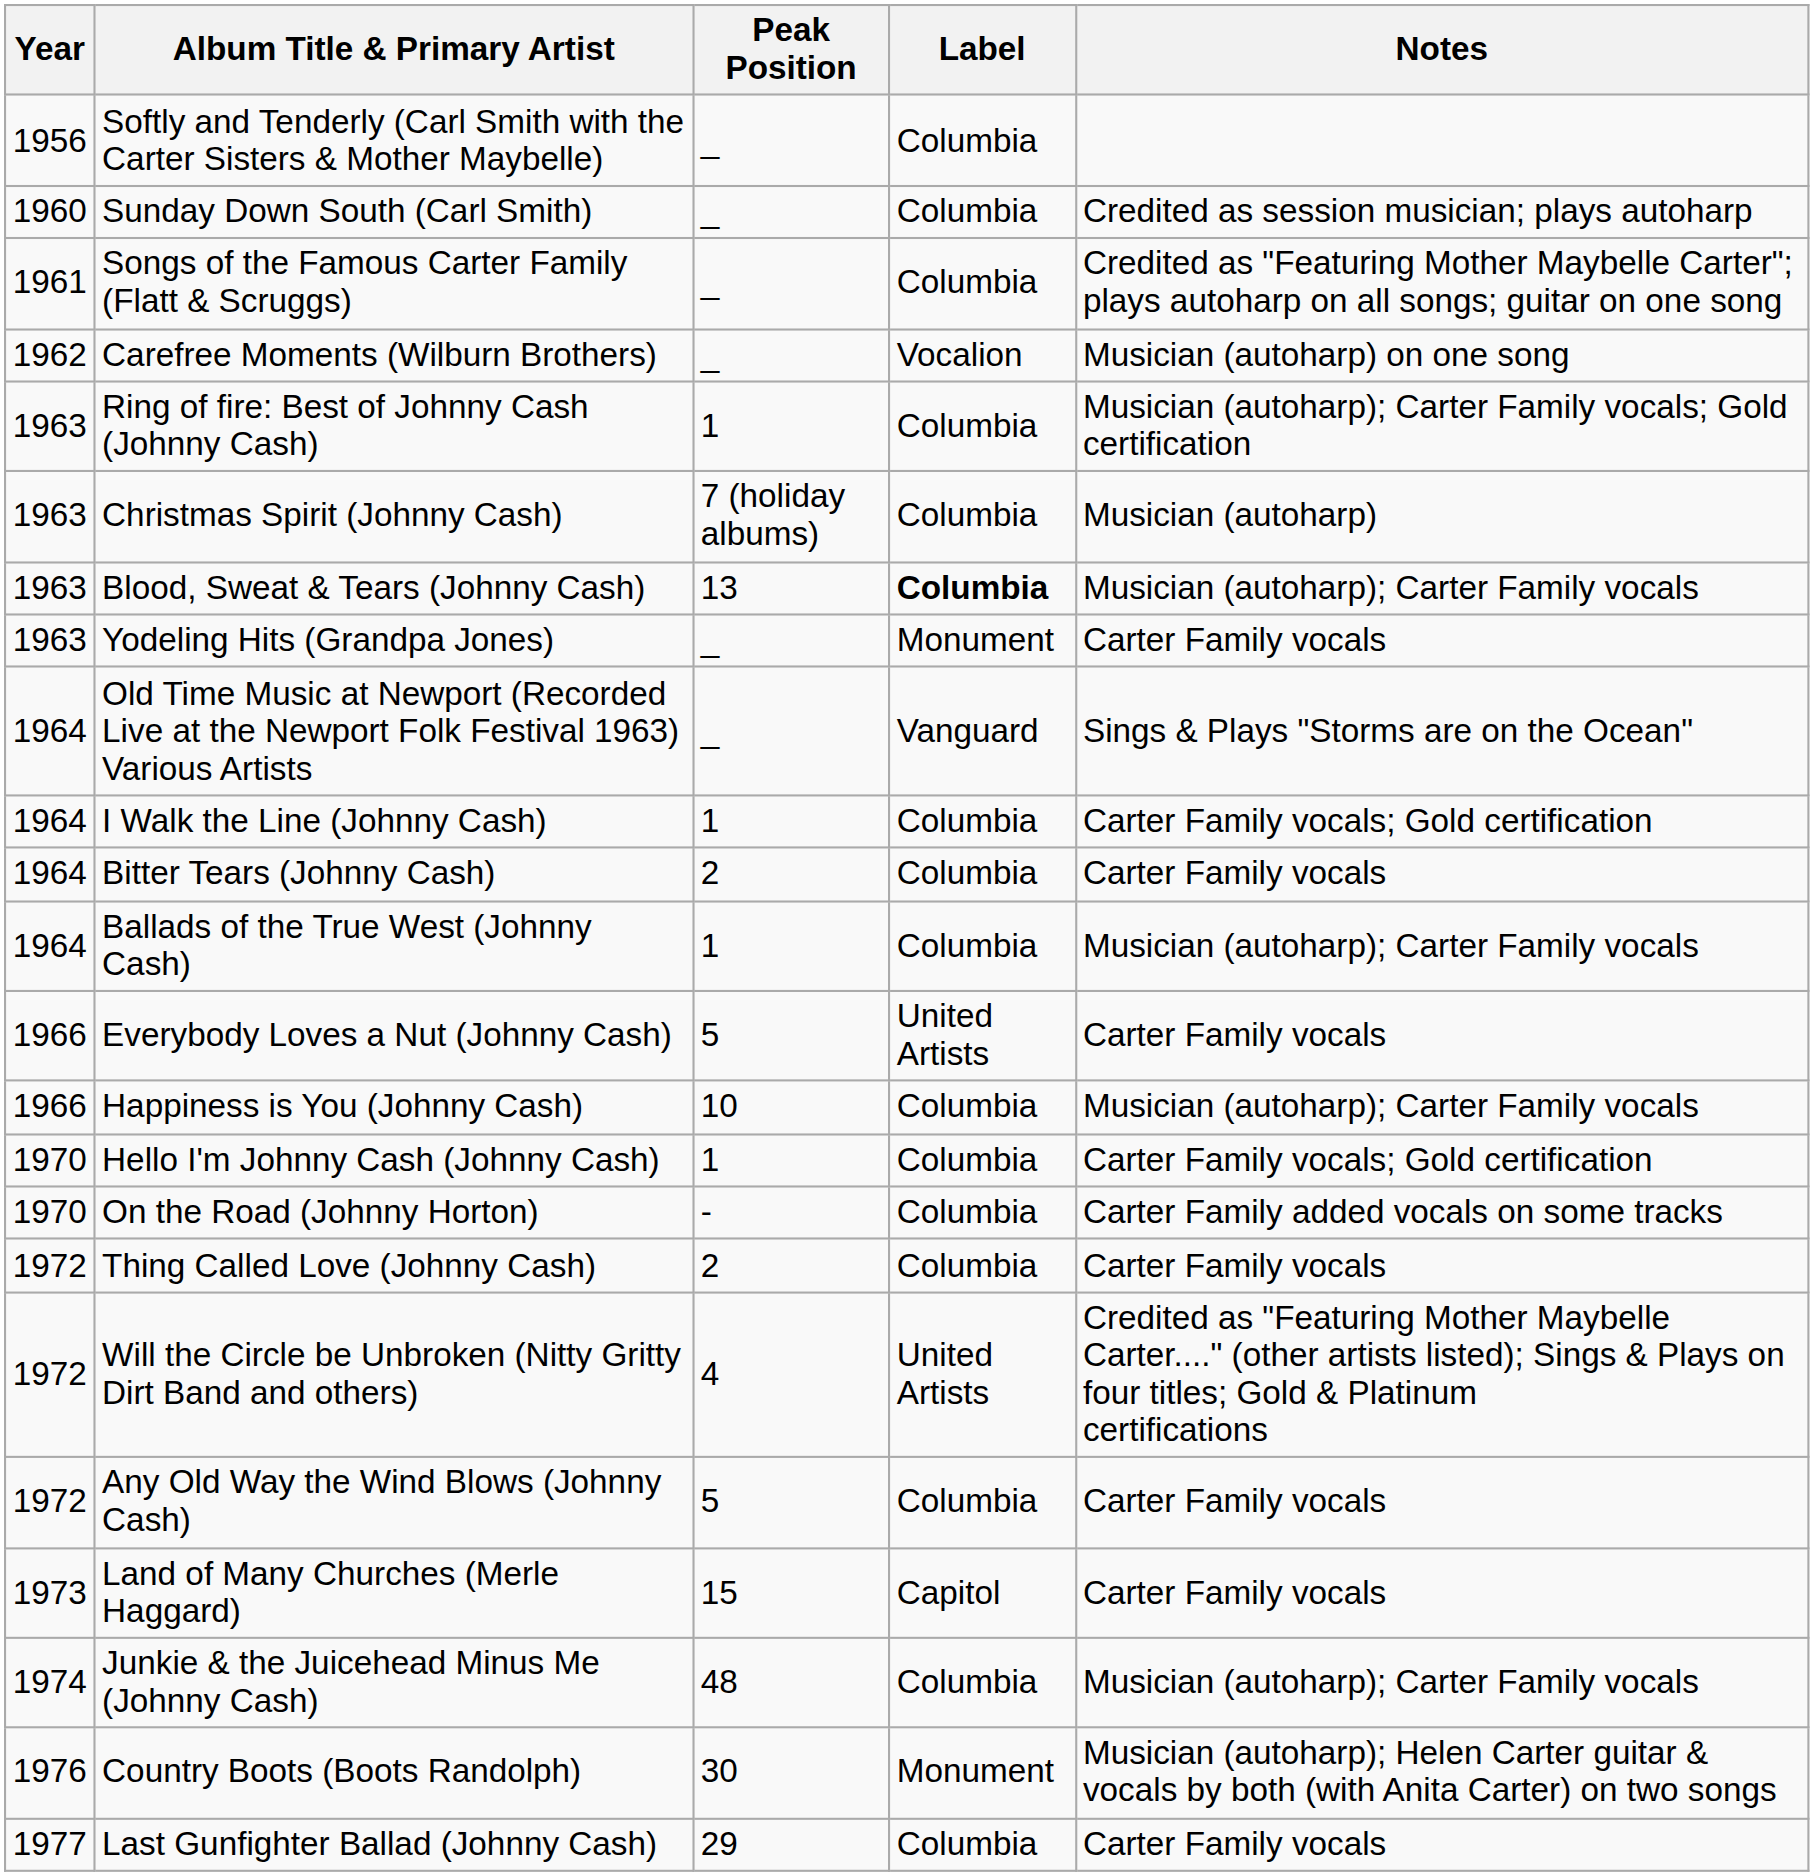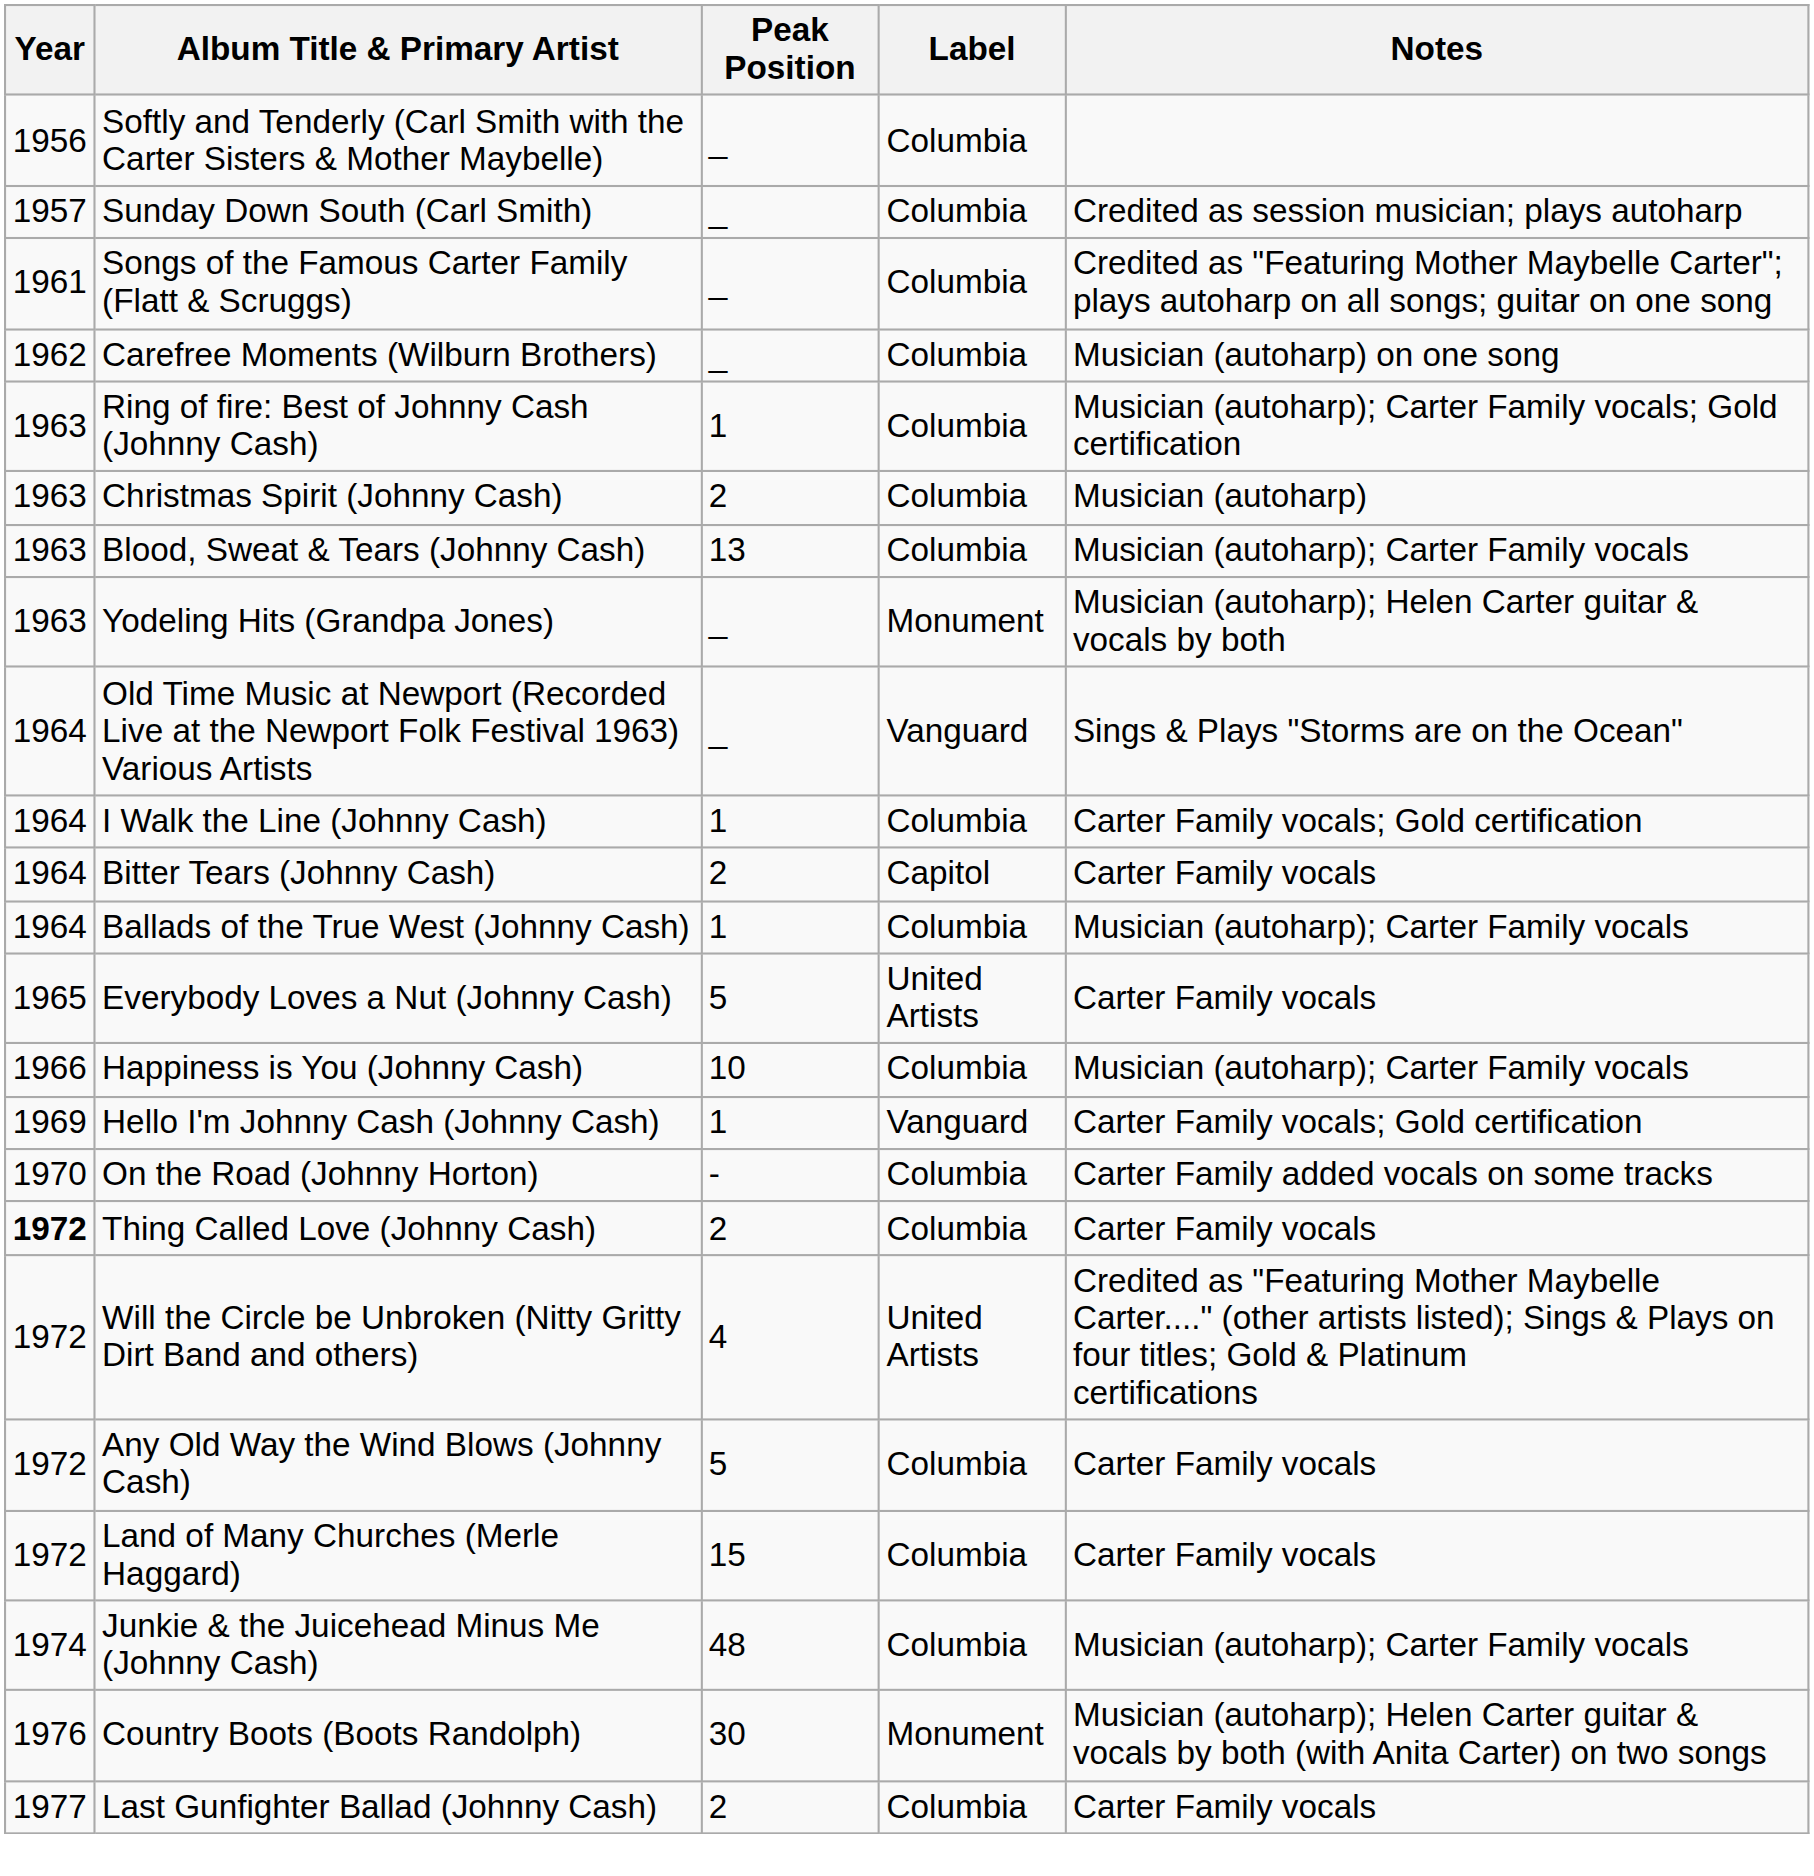(50, 211) 1960 -> (50, 211) 1957
(960, 354) Vocalion -> (957, 354) Columbia
(773, 516) 7 (holiday albums) -> (718, 497) 2
(973, 587) bold -> (957, 550) normal
(1235, 640) Carter Family vocals -> (1386, 621) Musician (autoharp); Helen Carter guitar & vocals by both
(967, 873) Columbia -> (938, 873) Capitol
(50, 1035) 1966 -> (50, 997) 1965
(50, 1159) 1970 -> (50, 1122) 1969
(967, 1159) Columbia -> (957, 1122) Vanguard
(50, 1265) normal -> (50, 1227) bold
(50, 1591) 1973 -> (50, 1554) 1972
(949, 1591) Capitol -> (957, 1554) Columbia
(719, 1843) 29 -> (718, 1806) 2
